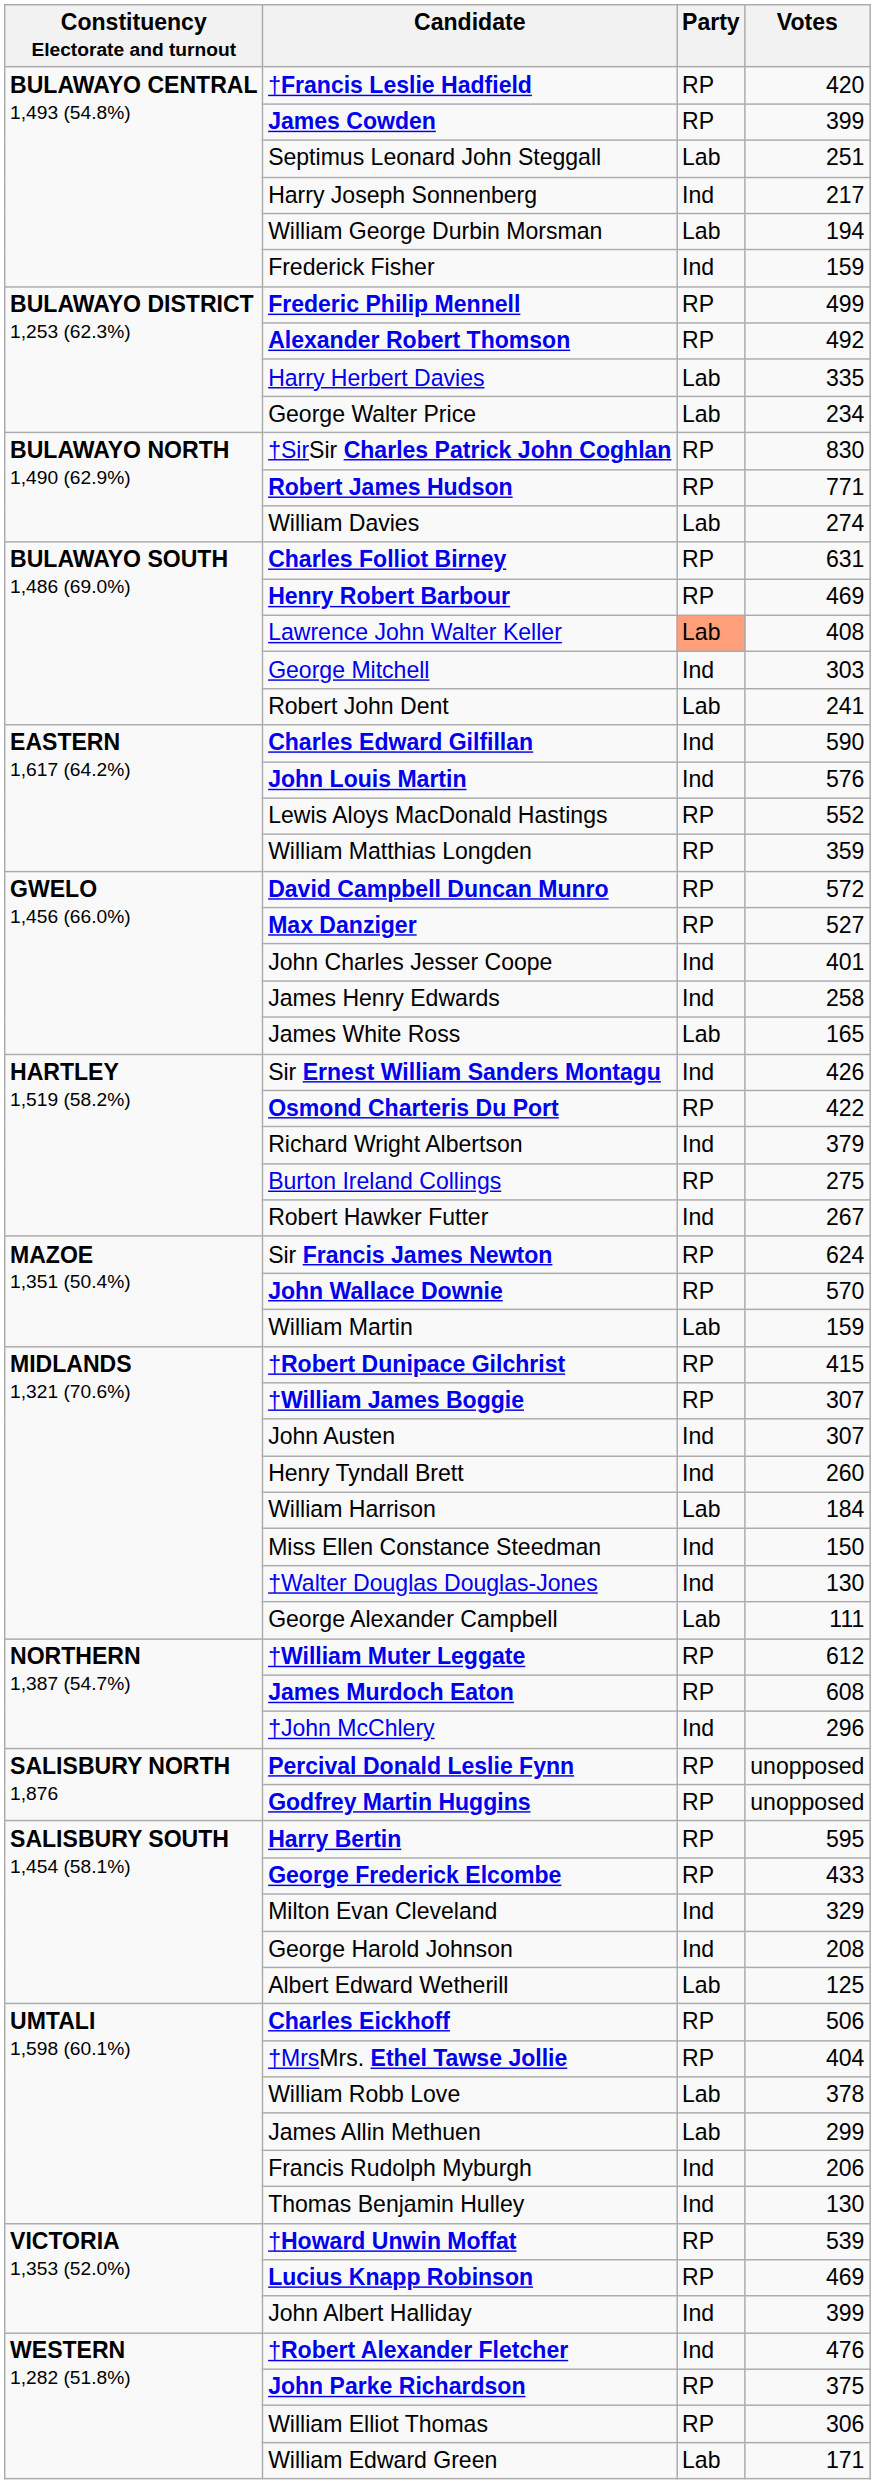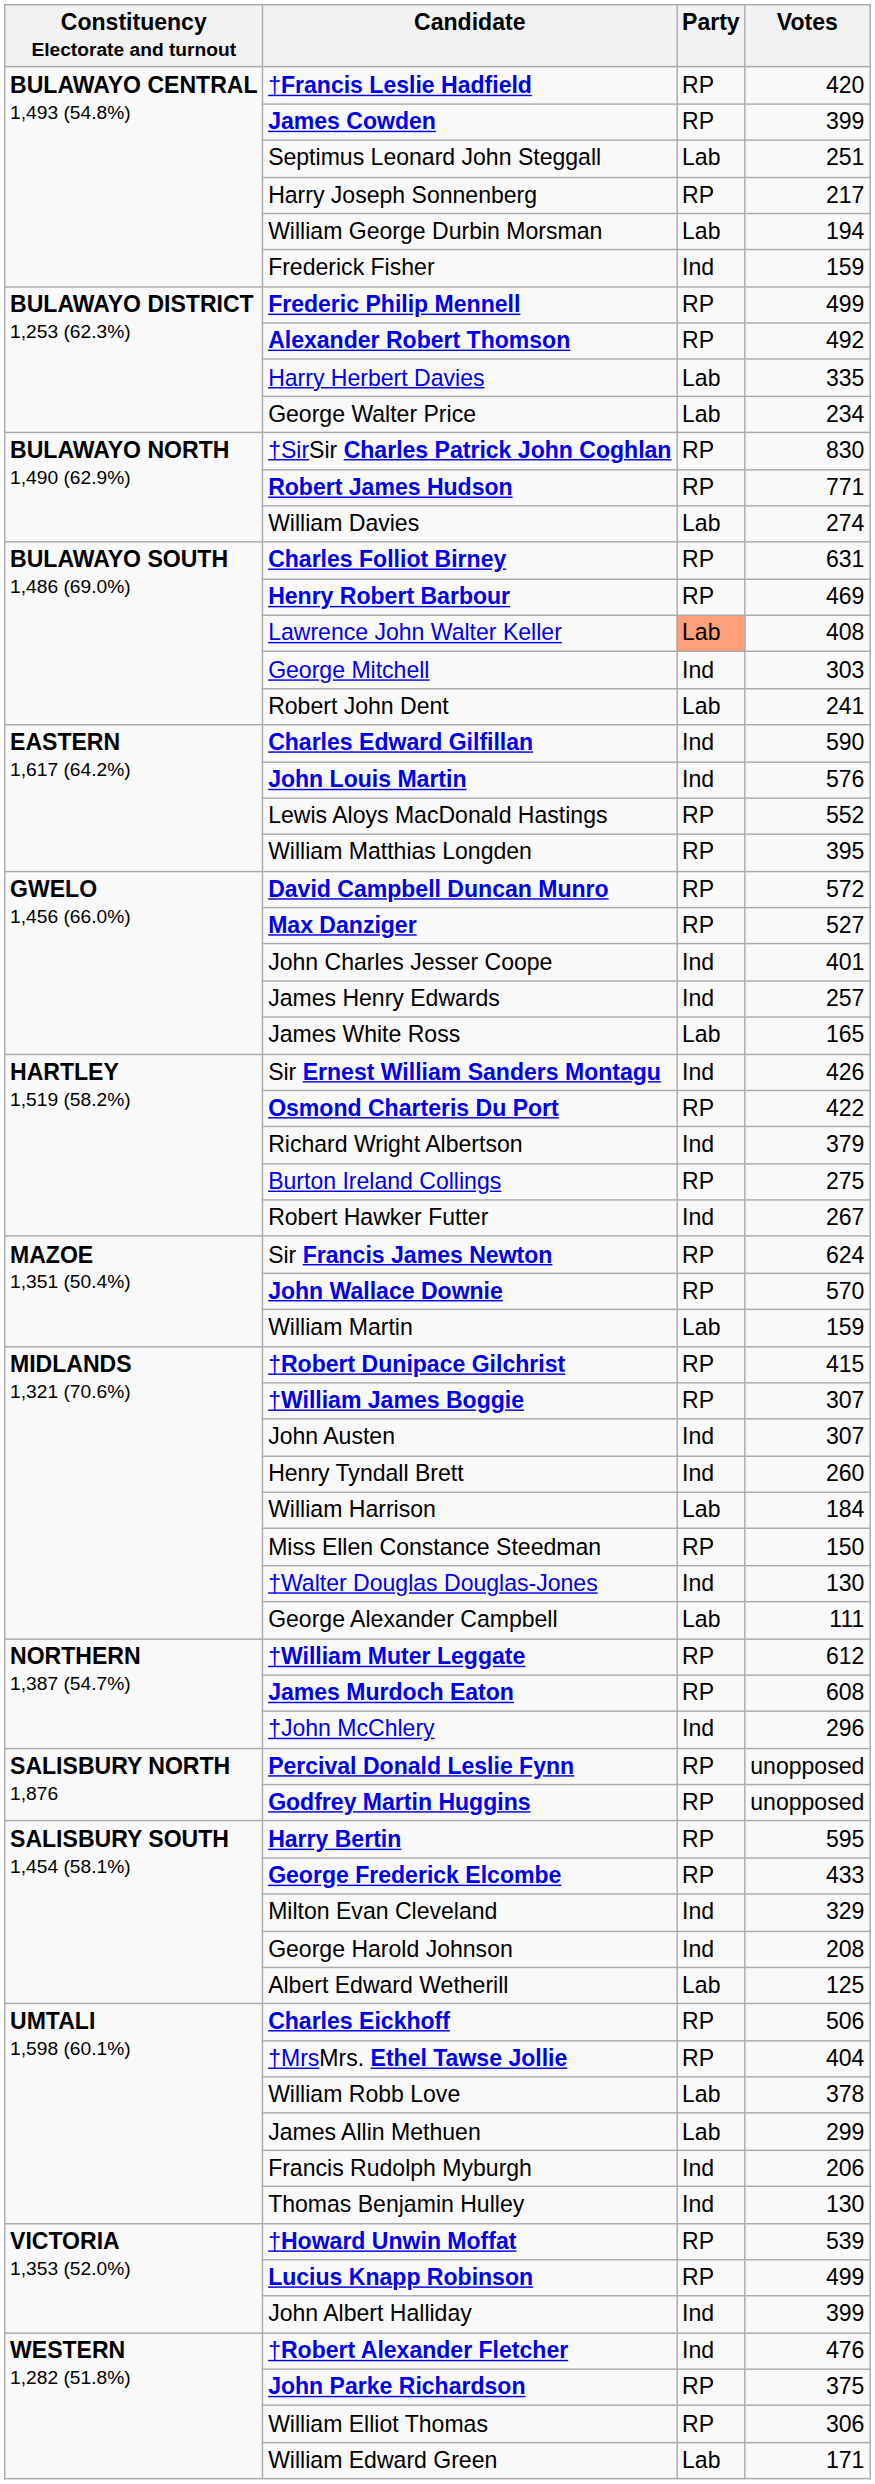(698, 194) Ind -> (698, 194) RP
(845, 852) 359 -> (845, 852) 395
(845, 998) 258 -> (845, 998) 257
(698, 1546) Ind -> (698, 1546) RP
(845, 2277) 469 -> (845, 2277) 499
